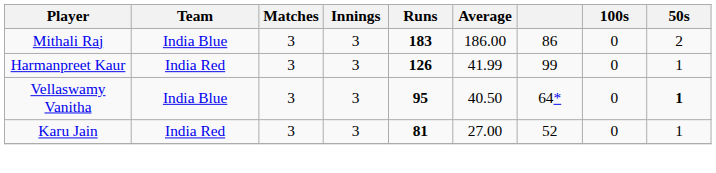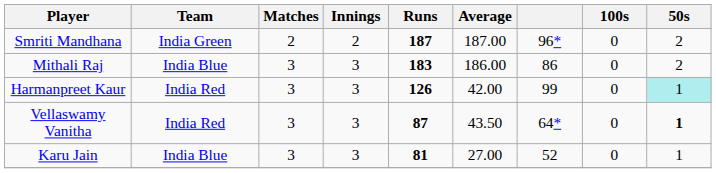+ row: (68, 41)
(485, 65) 41.99 -> (485, 89) 42.00
(679, 65) no background -> (679, 89) paleturquoise background
(195, 98) India Blue -> (195, 122) India Red
(420, 98) 95 -> (420, 122) 87
(485, 98) 40.50 -> (485, 122) 43.50
(195, 131) India Red -> (195, 155) India Blue
